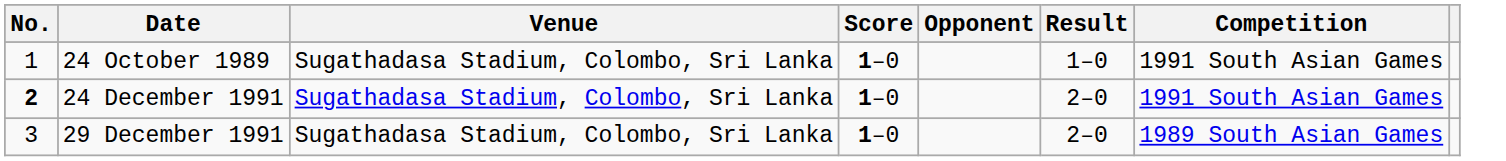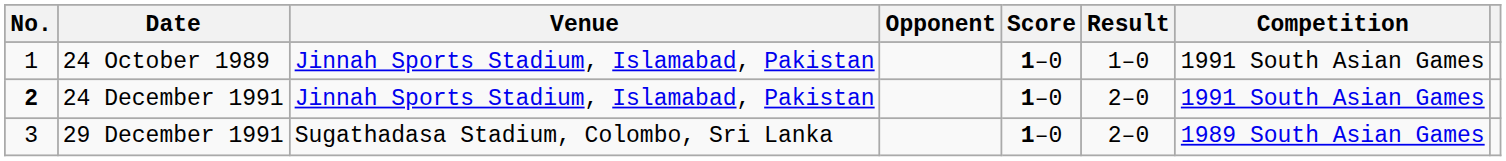columns swapped: (979, 24) <-> (879, 24)
(564, 61) Sugathadasa Stadium, Colombo, Sri Lanka -> (585, 61) Jinnah Sports Stadium, Islamabad, Pakistan
(564, 99) Sugathadasa Stadium, Colombo, Sri Lanka -> (585, 99) Jinnah Sports Stadium, Islamabad, Pakistan
